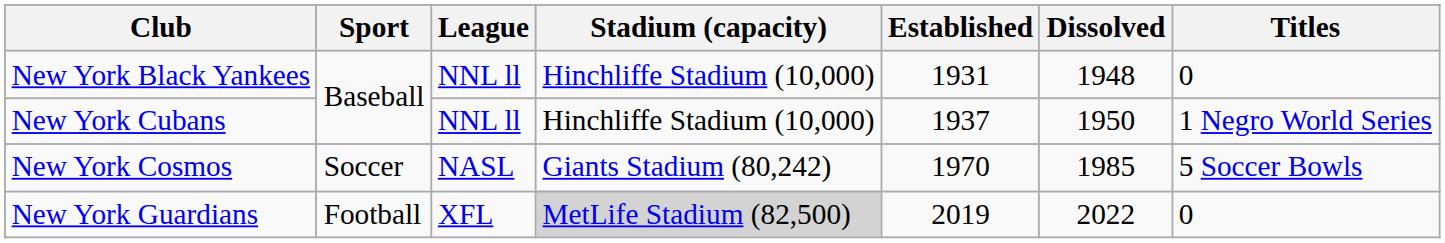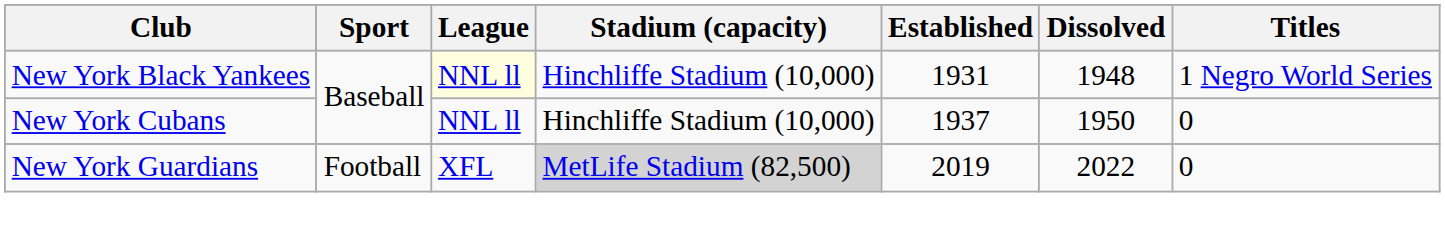(479, 74) no background -> (479, 74) lightyellow background
(1186, 74) 0 -> (1305, 74) 1 Negro World Series
(1305, 120) 1 Negro World Series -> (1186, 120) 0
- row: (122, 167)
